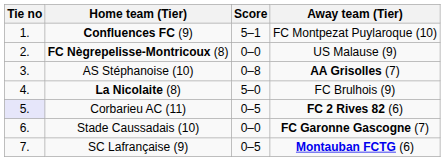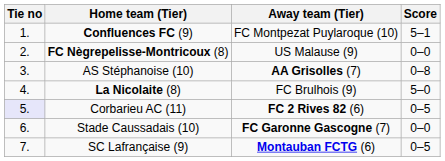columns swapped: (251, 14) <-> (355, 14)
